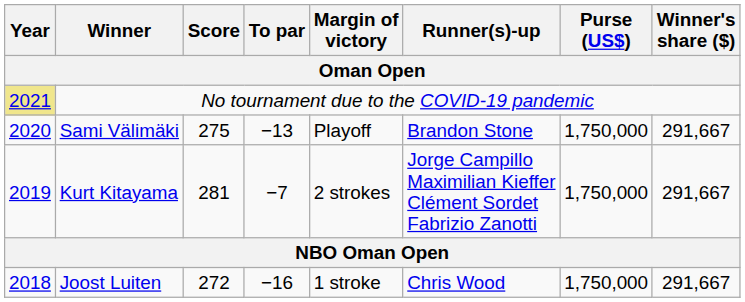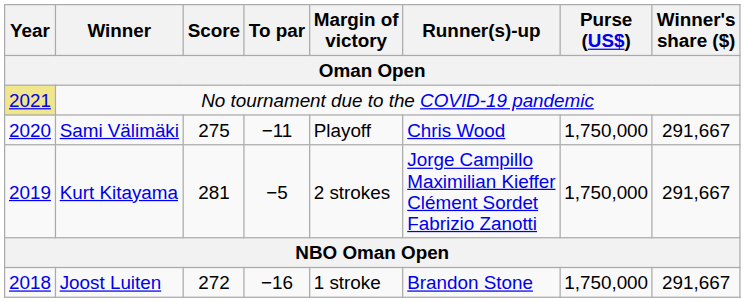(277, 130) −13 -> (277, 130) −11
(470, 130) Brandon Stone -> (456, 130) Chris Wood
(277, 192) −7 -> (277, 192) −5
(456, 283) Chris Wood -> (470, 283) Brandon Stone
